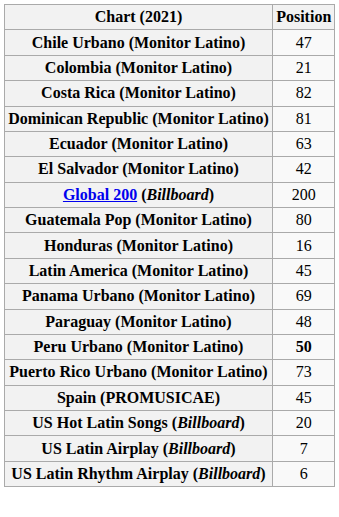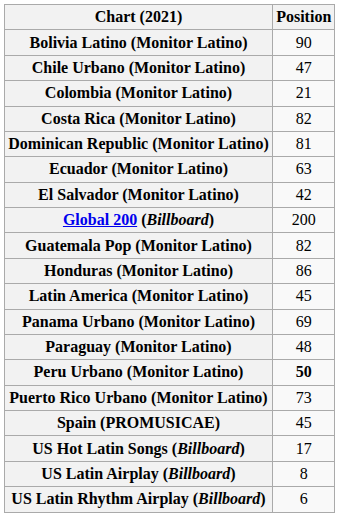+ row: (138, 42)
(304, 220) 80 -> (304, 245) 82
(304, 245) 16 -> (304, 270) 86
(304, 423) 20 -> (304, 448) 17
(304, 448) 7 -> (304, 473) 8
